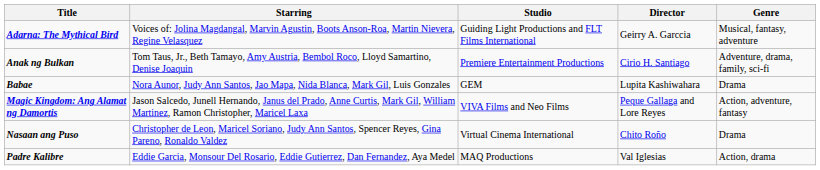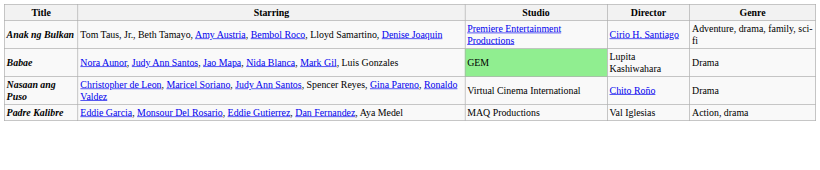- row: (62, 34)
(471, 85) no background -> (478, 62) lightgreen background
- row: (66, 107)
